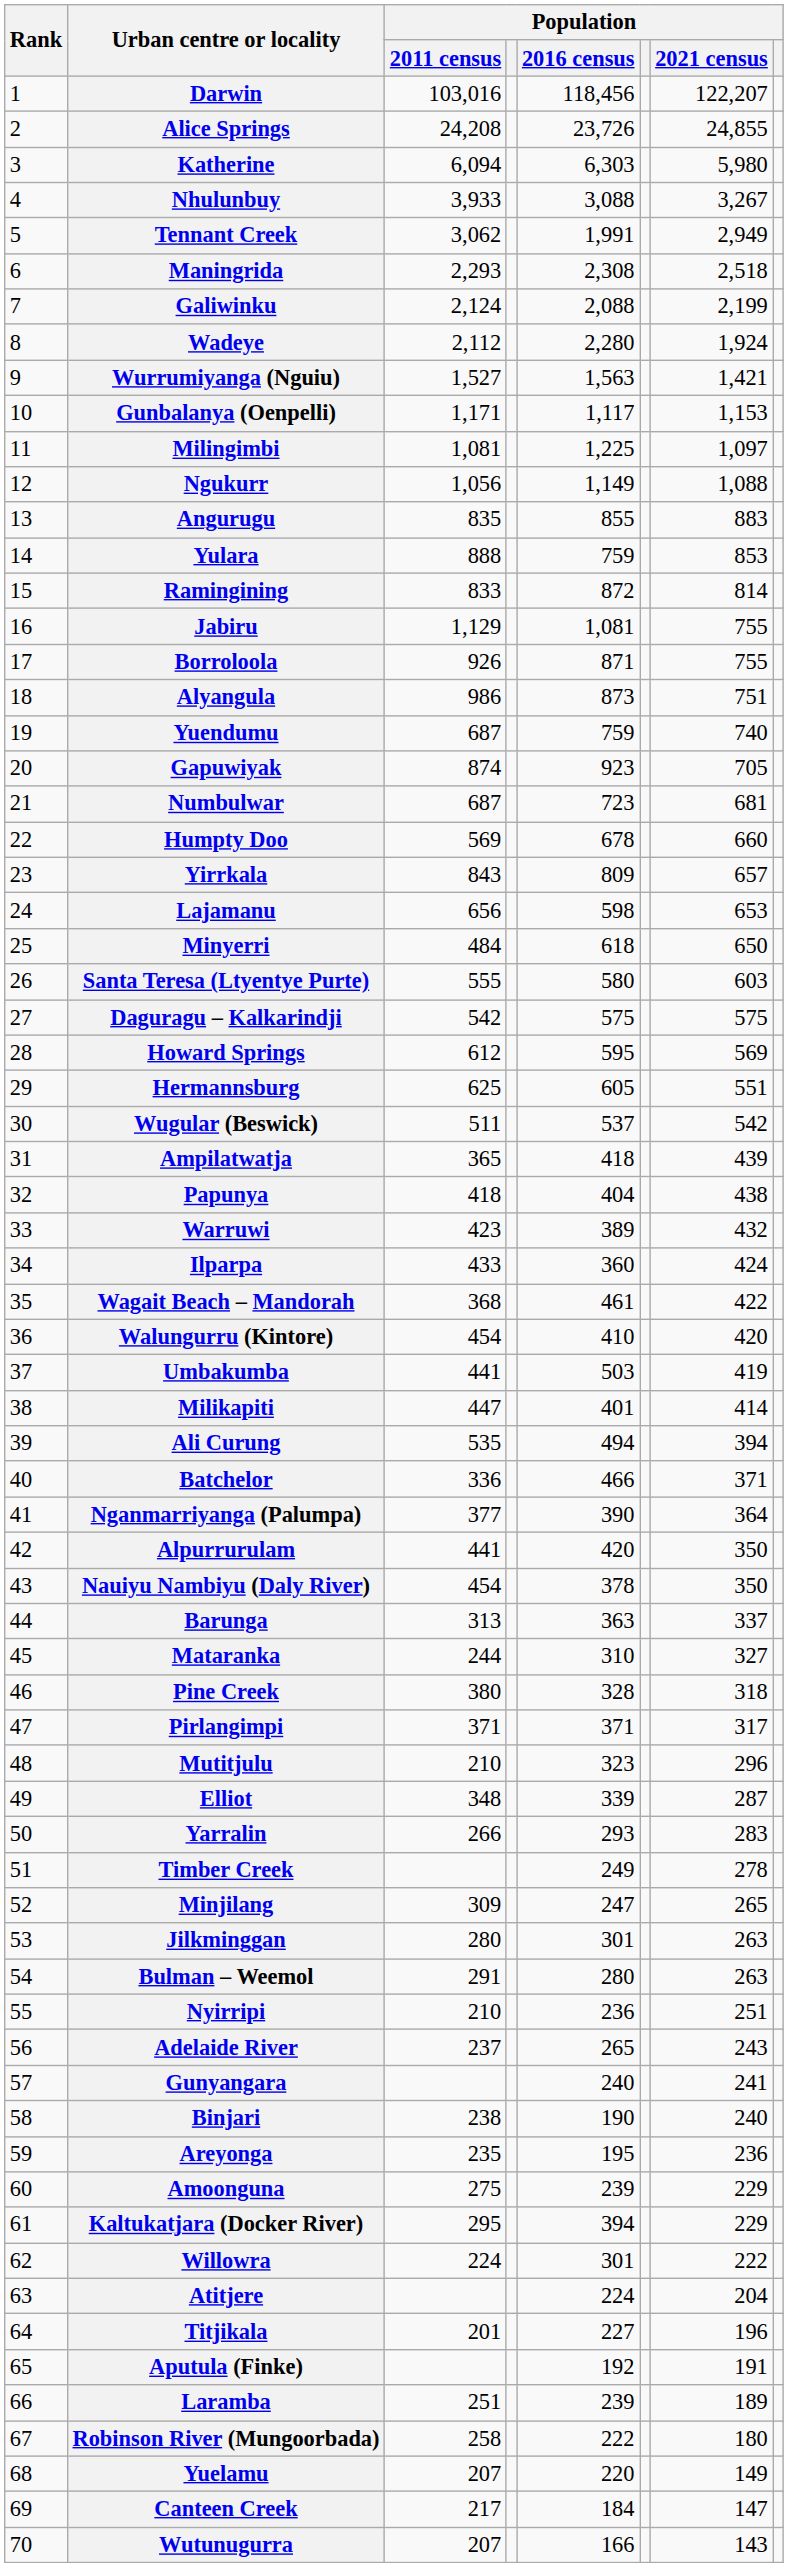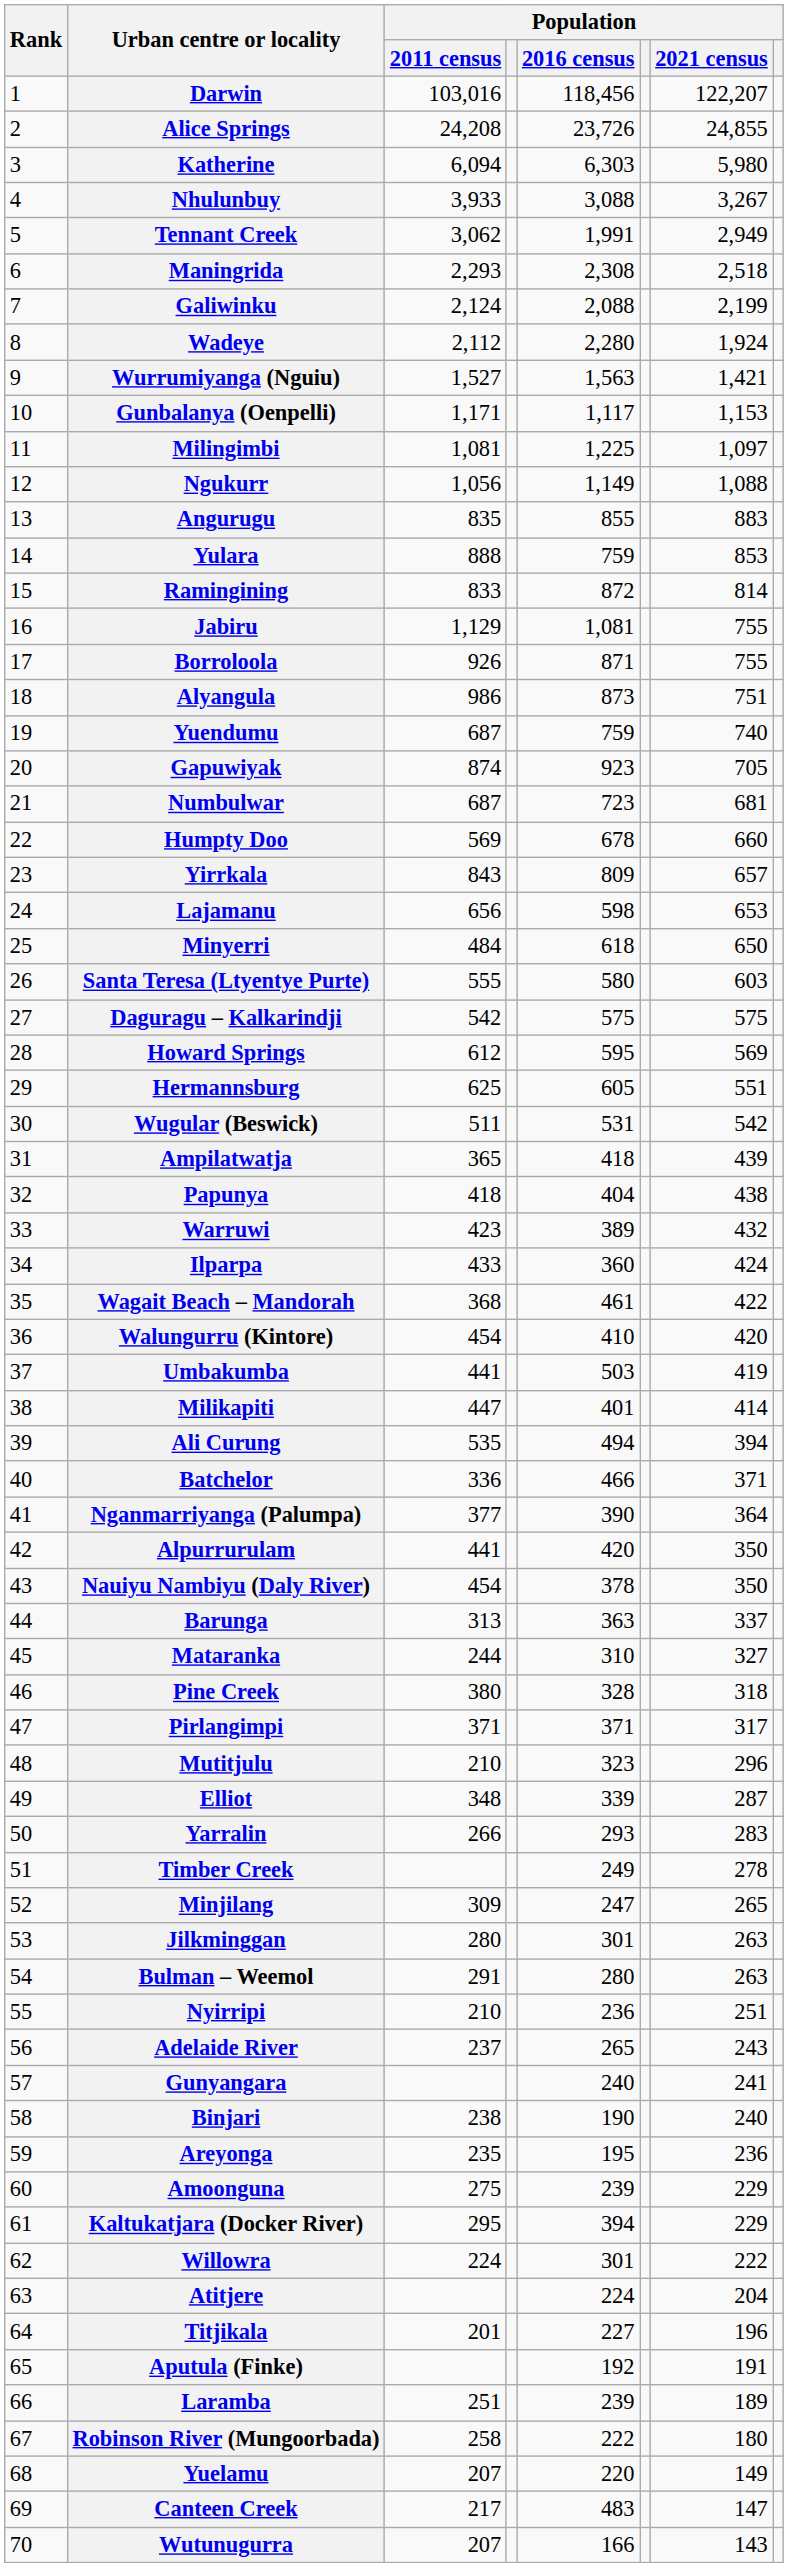(618, 1123) 537 -> (618, 1123) 531
(618, 2509) 184 -> (618, 2509) 483
